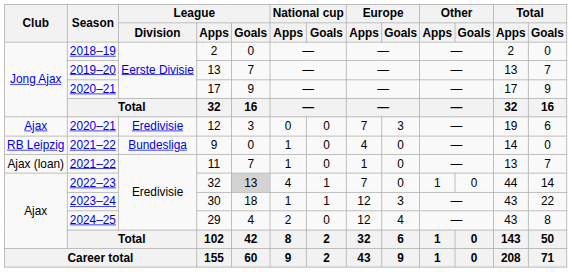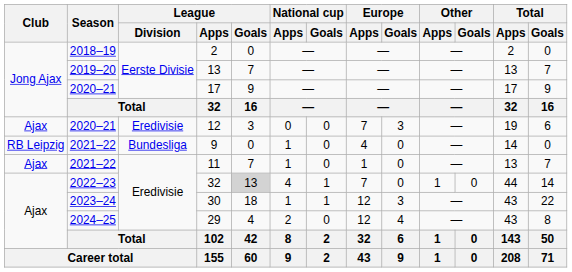(36, 164) Ajax (loan) -> (36, 164) Ajax
